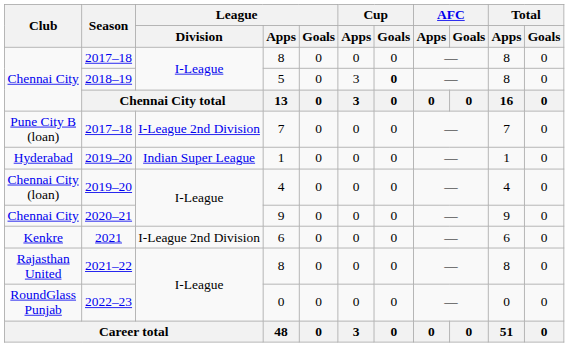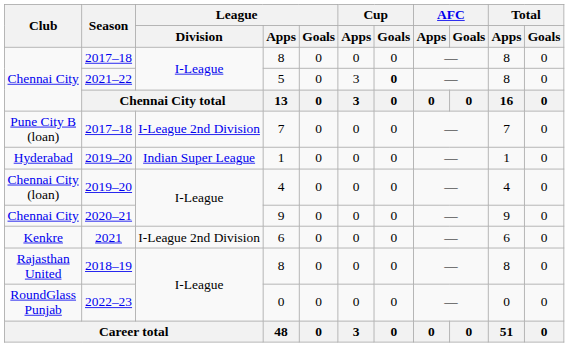(109, 79) 2018–19 -> (109, 79) 2021–22
(109, 266) 2021–22 -> (109, 266) 2018–19
